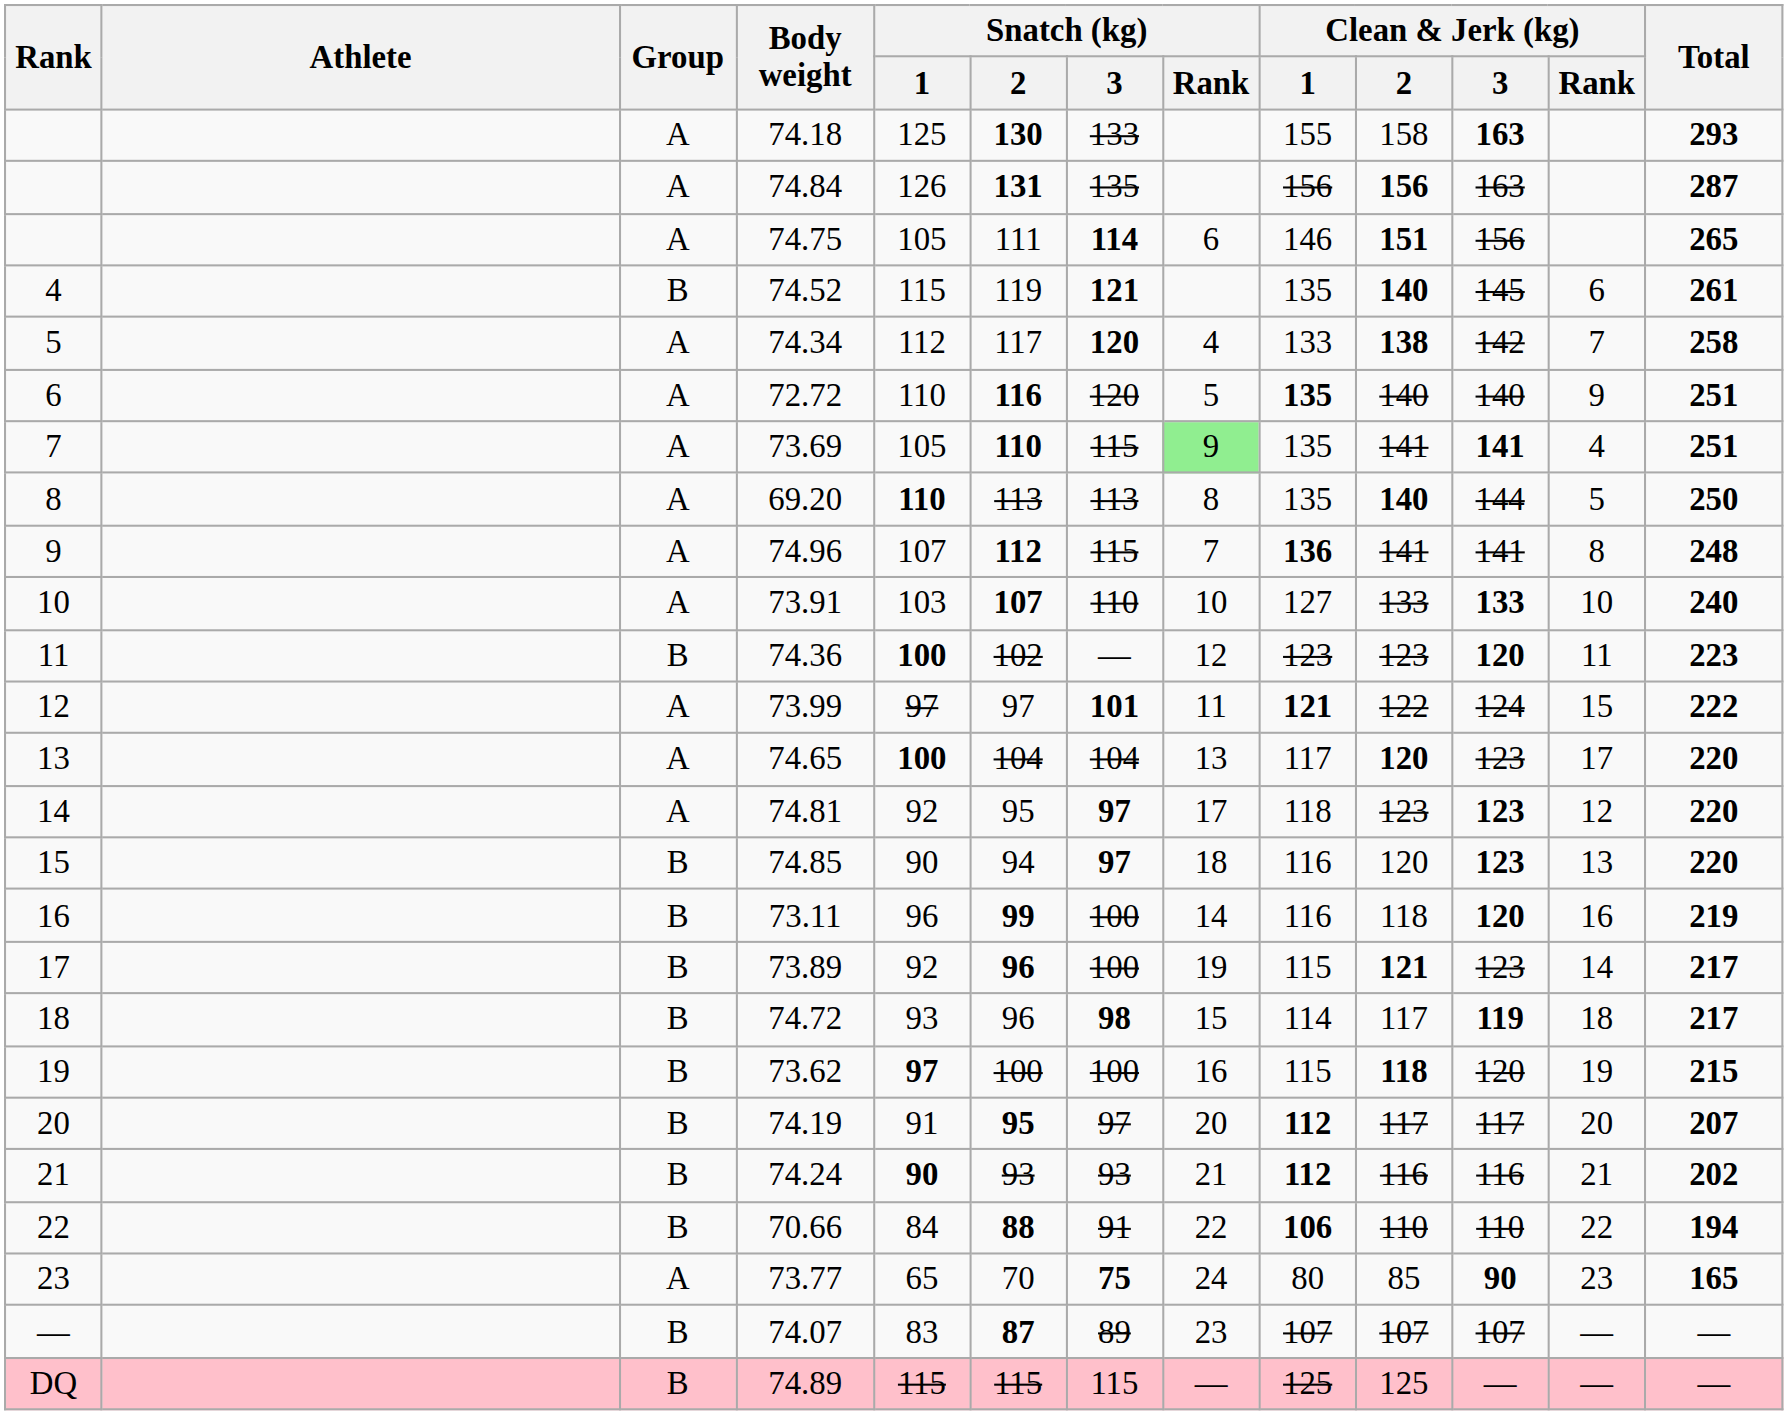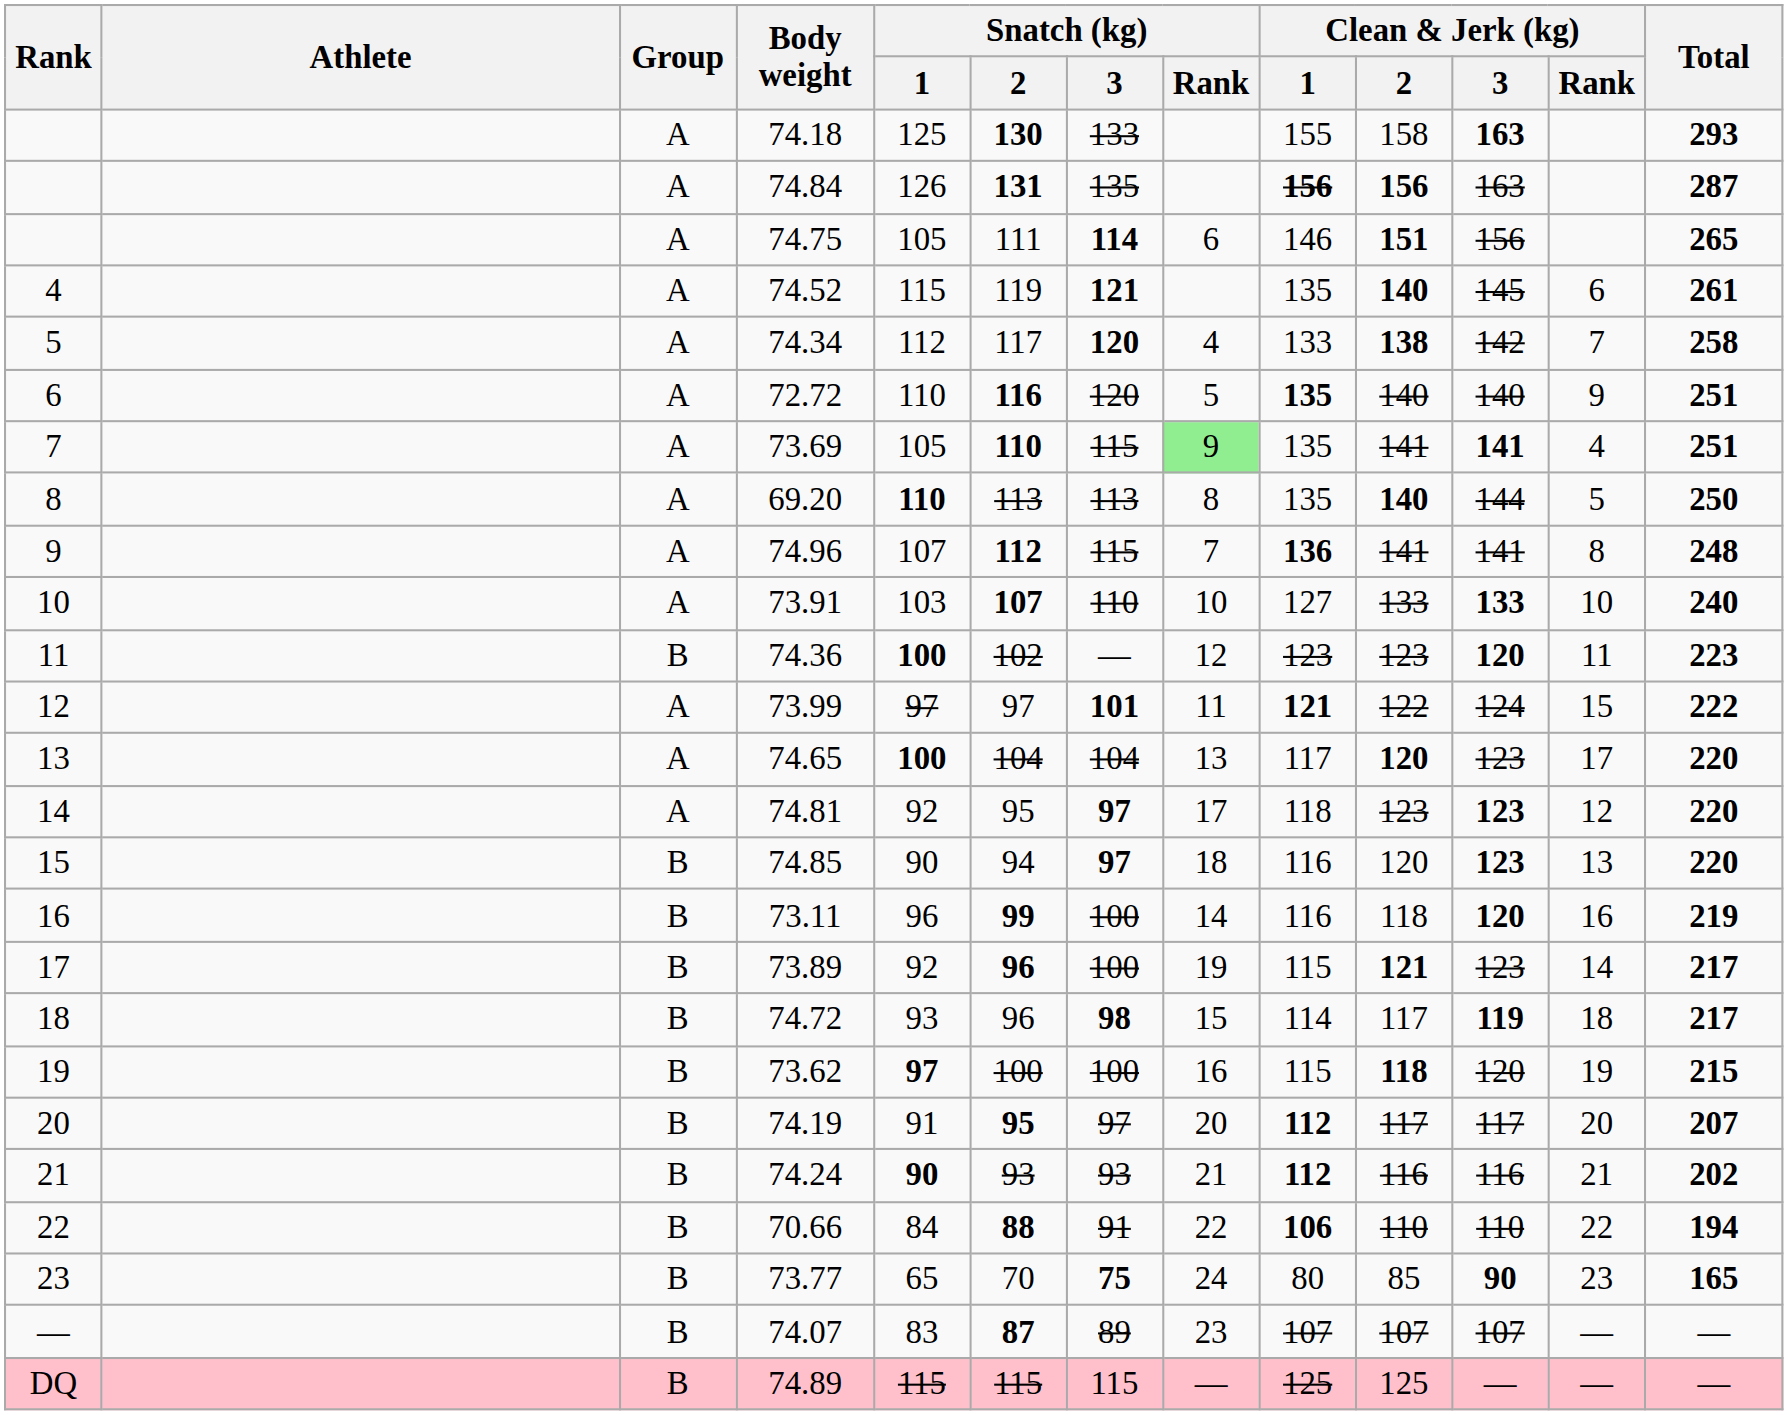(1308, 186) normal -> (1308, 186) bold
(678, 290) B -> (678, 290) A
(678, 1278) A -> (678, 1278) B
